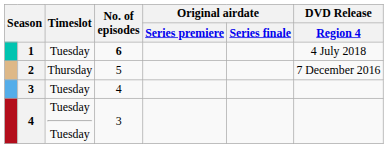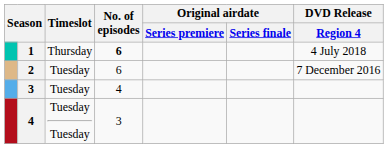(70, 51) Tuesday -> (70, 51) Thursday
(70, 70) Thursday -> (70, 70) Tuesday
(119, 70) 5 -> (119, 70) 6
